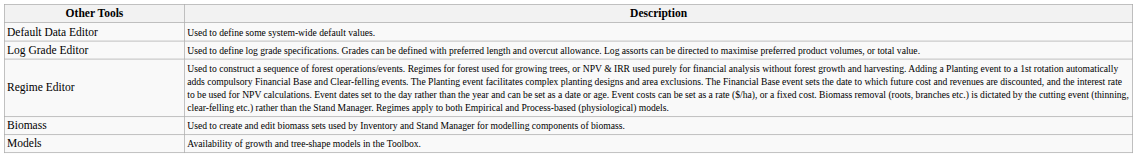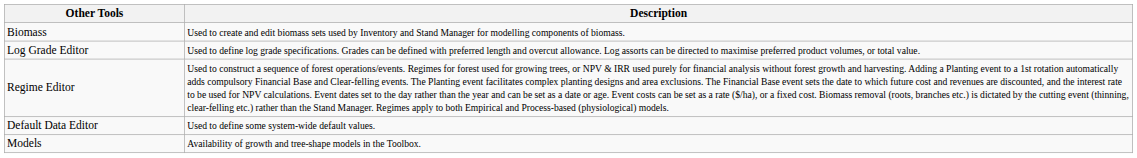rows swapped: (52, 31) <-> (27, 125)
